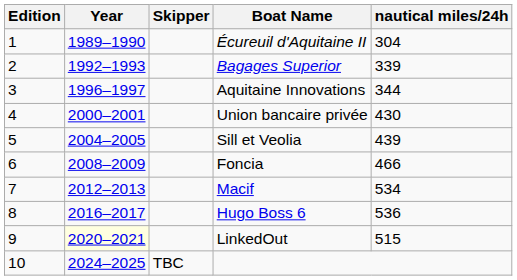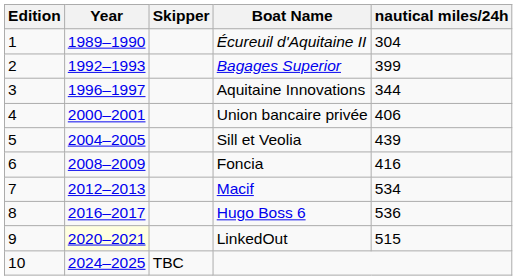(388, 66) 339 -> (388, 66) 399
(388, 115) 430 -> (388, 115) 406
(388, 164) 466 -> (388, 164) 416
